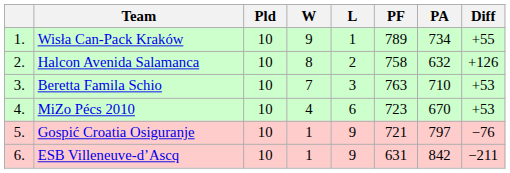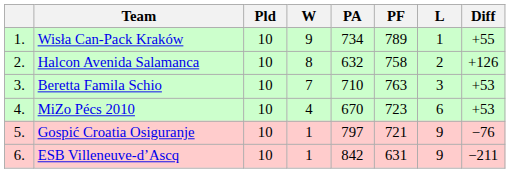columns swapped: (352, 16) <-> (440, 16)
